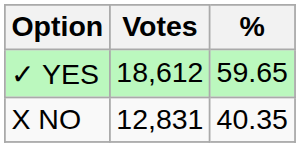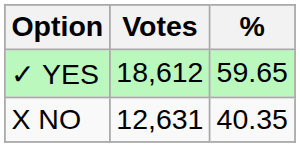(160, 119) 12,831 -> (160, 119) 12,631
